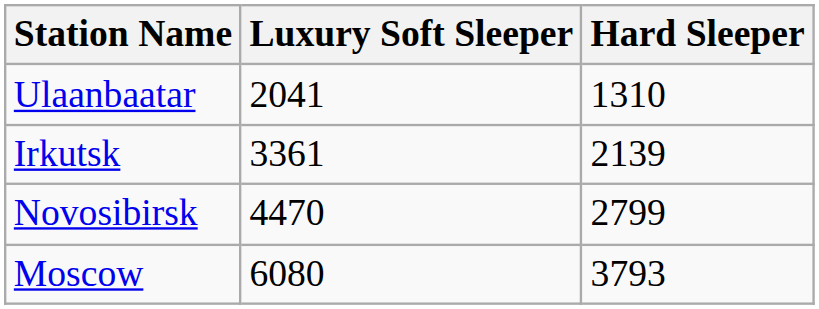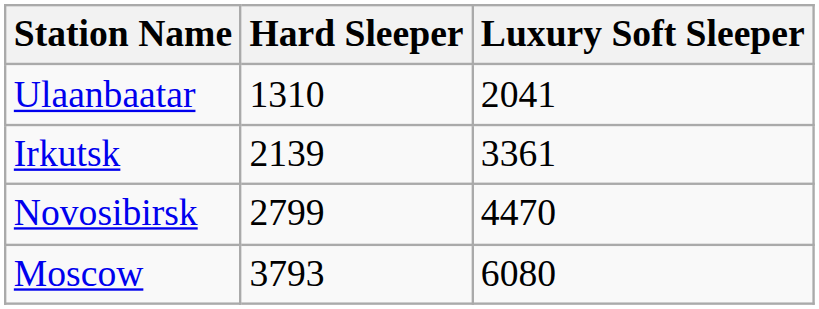columns swapped: (411, 34) <-> (698, 34)
